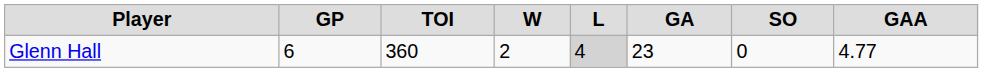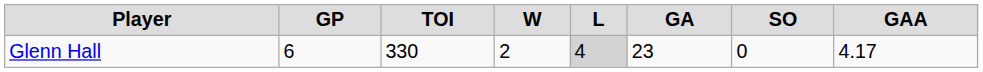(402, 51) 360 -> (402, 51) 330
(858, 51) 4.77 -> (858, 51) 4.17
